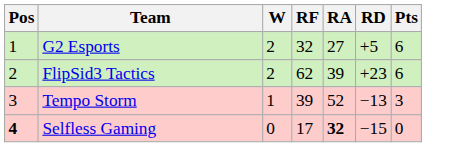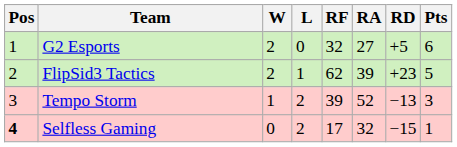+ column: (307, 18)
(399, 73) 6 -> (429, 73) 5
(336, 127) bold -> (365, 127) normal
(399, 127) 0 -> (429, 127) 1
